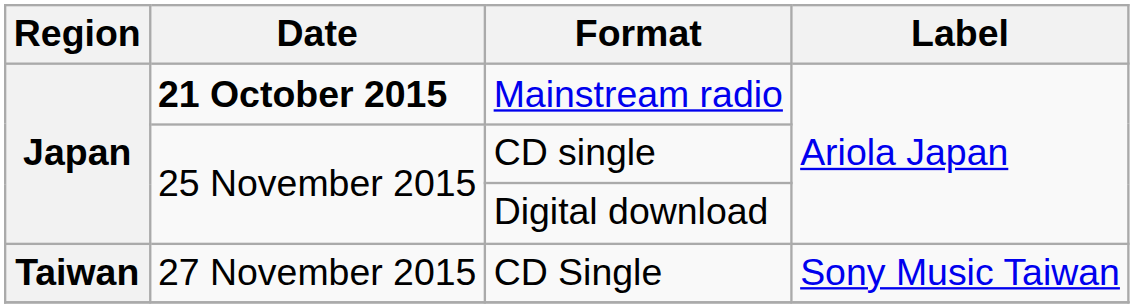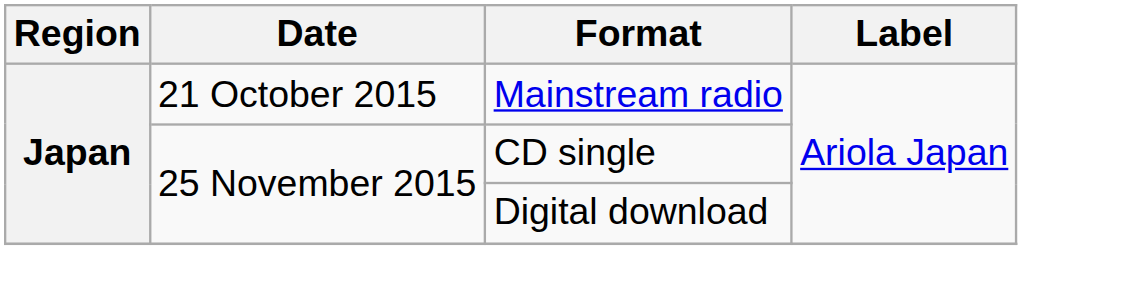(303, 93) bold -> (297, 93) normal
- row: (578, 271)
